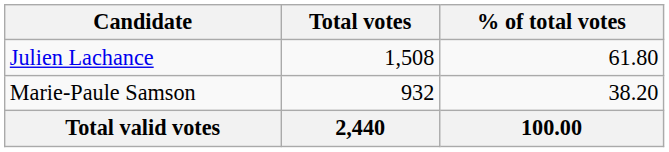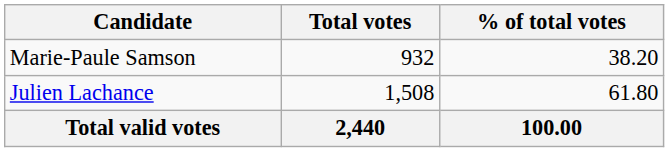rows swapped: (82, 57) <-> (103, 92)
